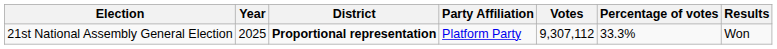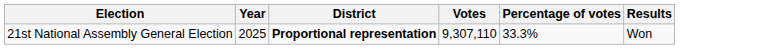- column: (488, 14)
(567, 34) 9,307,112 -> (469, 34) 9,307,110
